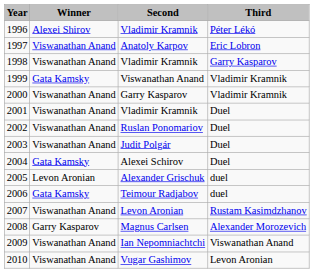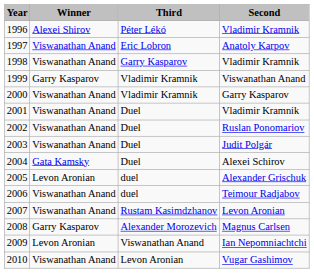columns swapped: (163, 12) <-> (258, 12)
(61, 78) Gata Kamsky -> (66, 78) Garry Kasparov
(61, 194) Gata Kamsky -> (74, 194) Viswanathan Anand
(74, 243) Viswanathan Anand -> (64, 243) Levon Aronian
